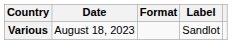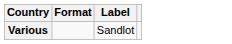- column: (94, 13)
